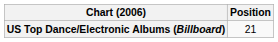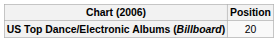(250, 29) 21 -> (250, 29) 20
